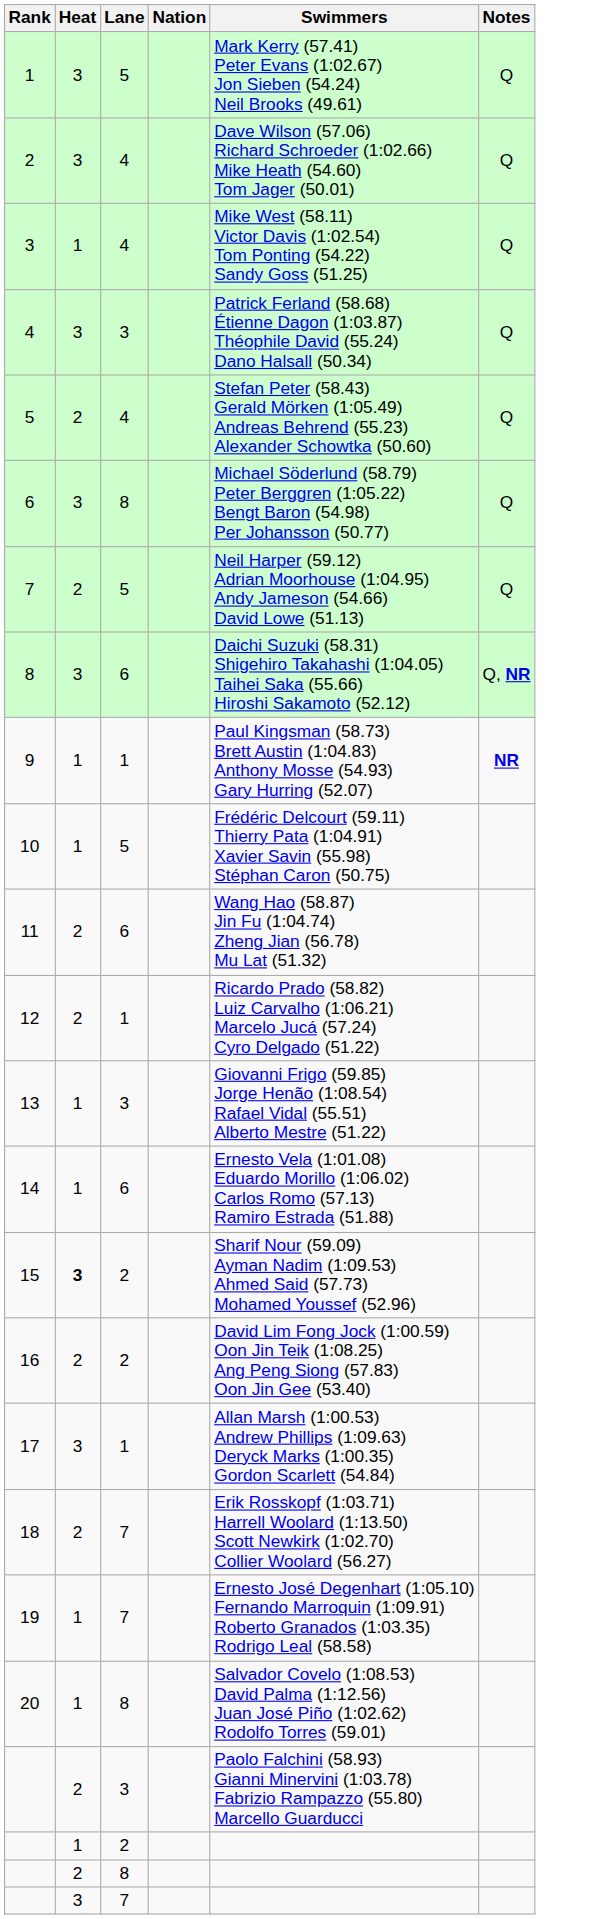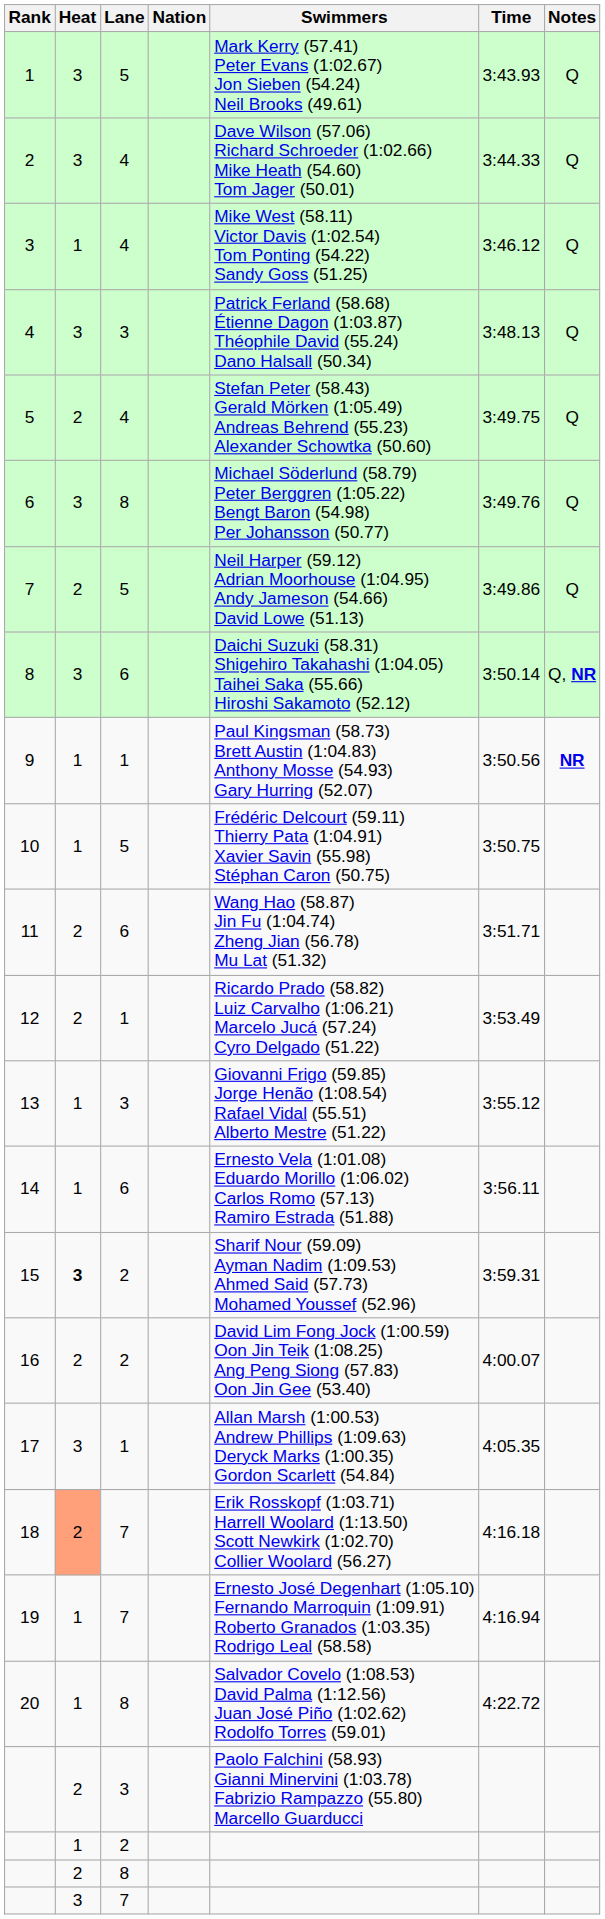+ column: (511, 18)
(77, 1532) no background -> (77, 1532) lightsalmon background
